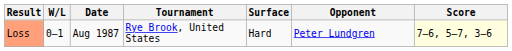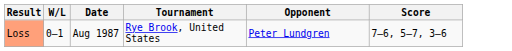- column: (269, 12)
(454, 33) lightyellow background -> (409, 33) no background
